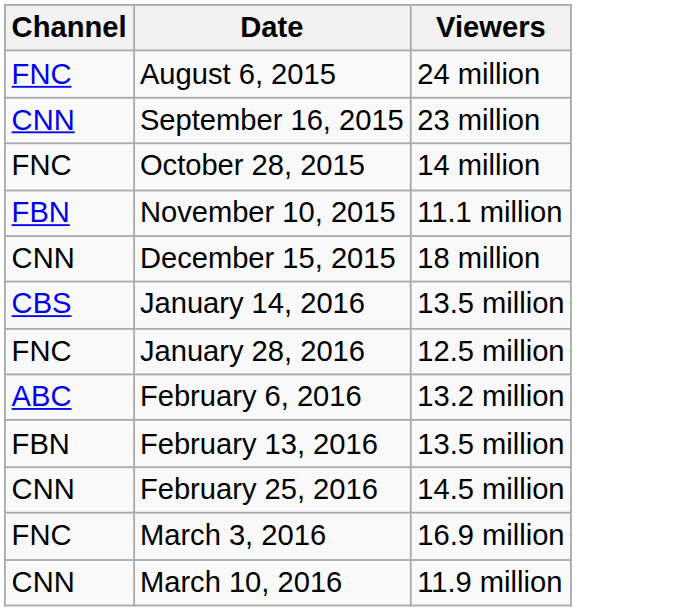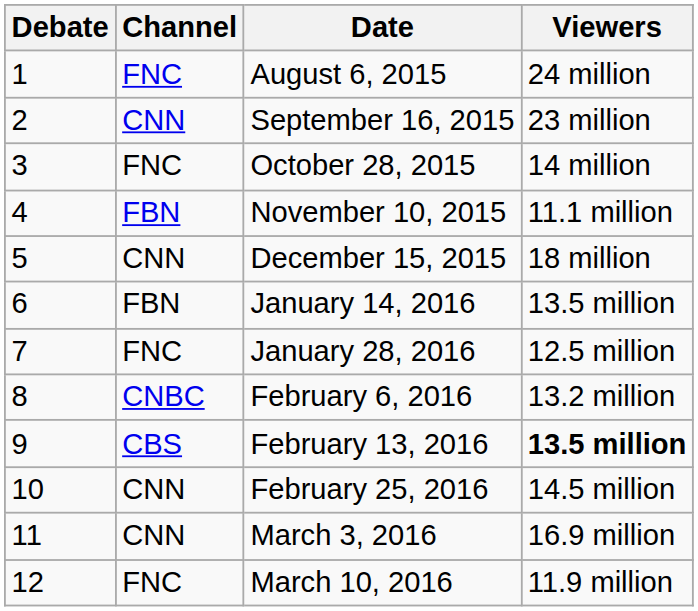+ column: (60, 27)
(42, 304) CBS -> (151, 304) FBN
(42, 397) ABC -> (163, 397) CNBC
(41, 443) FBN -> (152, 443) CBS
(491, 443) normal -> (607, 443) bold
(42, 535) FNC -> (154, 535) CNN
(43, 581) CNN -> (152, 581) FNC
